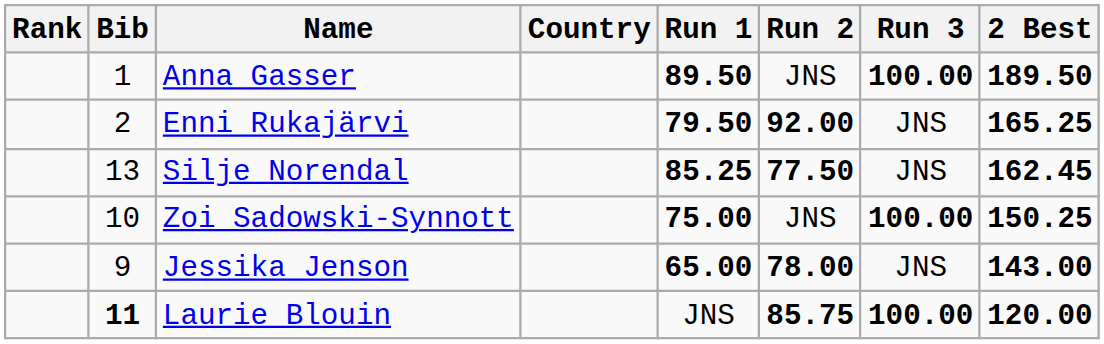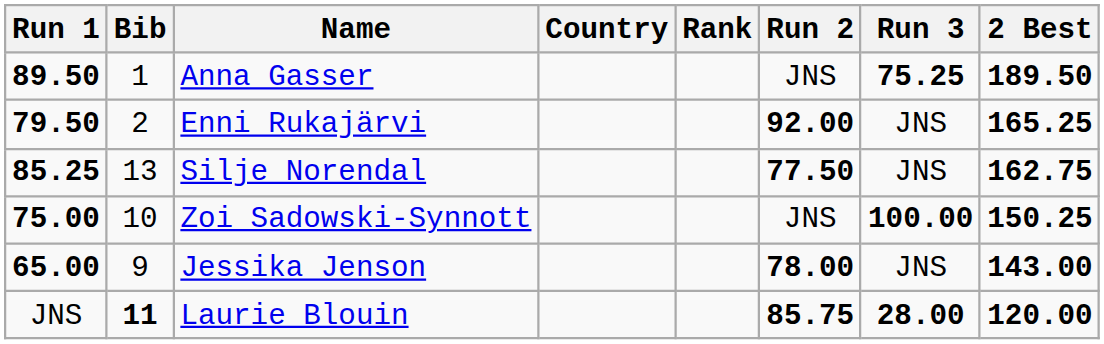columns swapped: (47, 29) <-> (709, 29)
(921, 77) 100.00 -> (921, 77) 75.25
(1040, 172) 162.45 -> (1040, 172) 162.75
(921, 315) 100.00 -> (921, 315) 28.00
